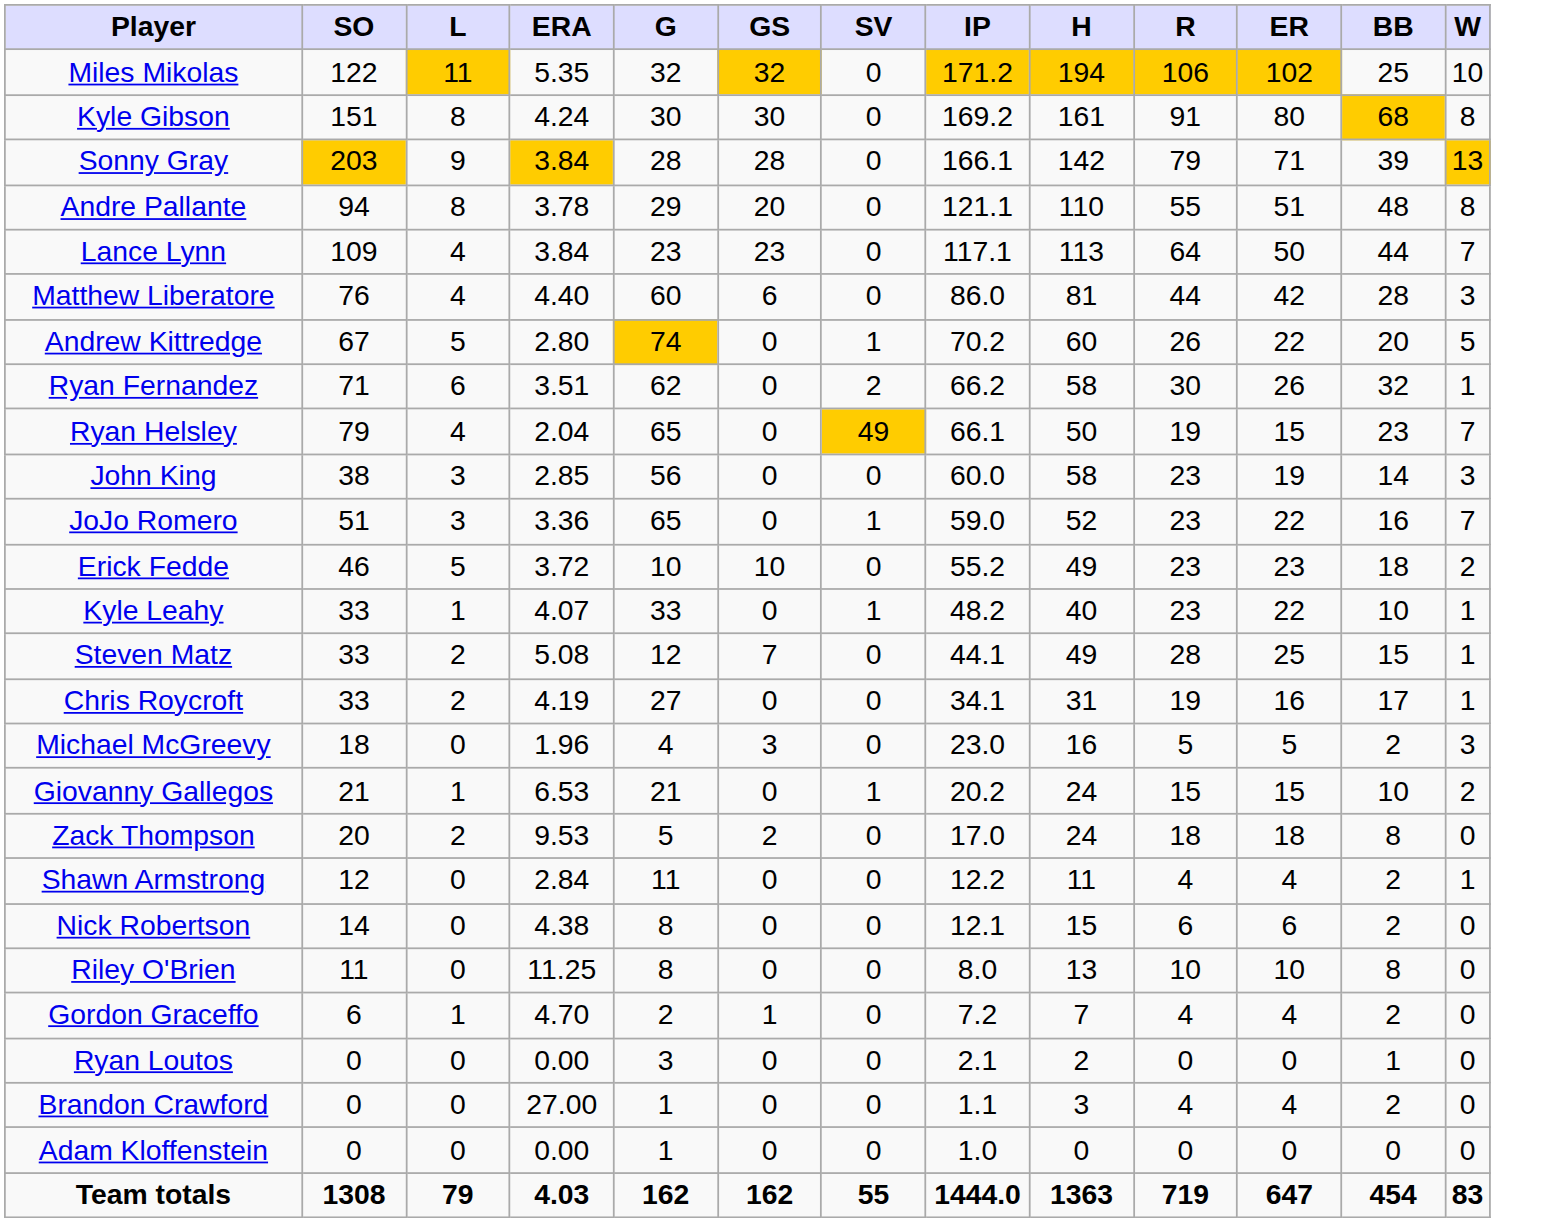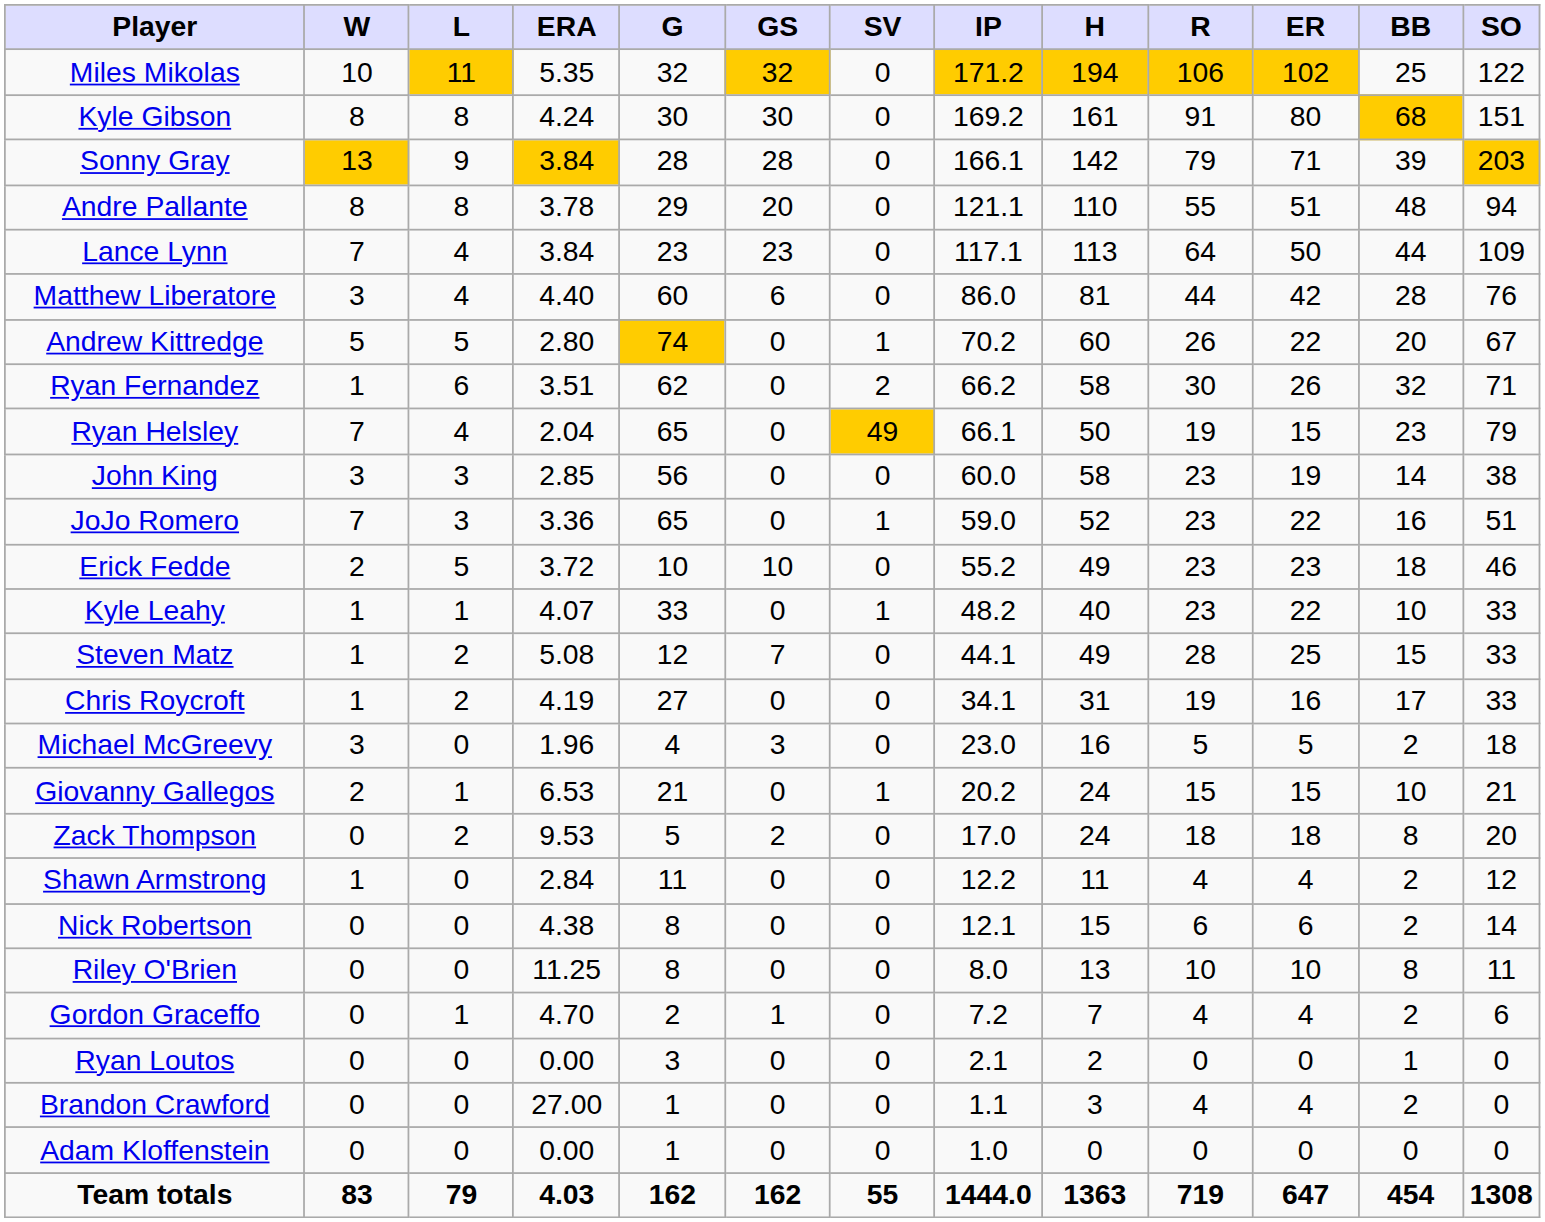columns swapped: (1468, 26) <-> (354, 26)
